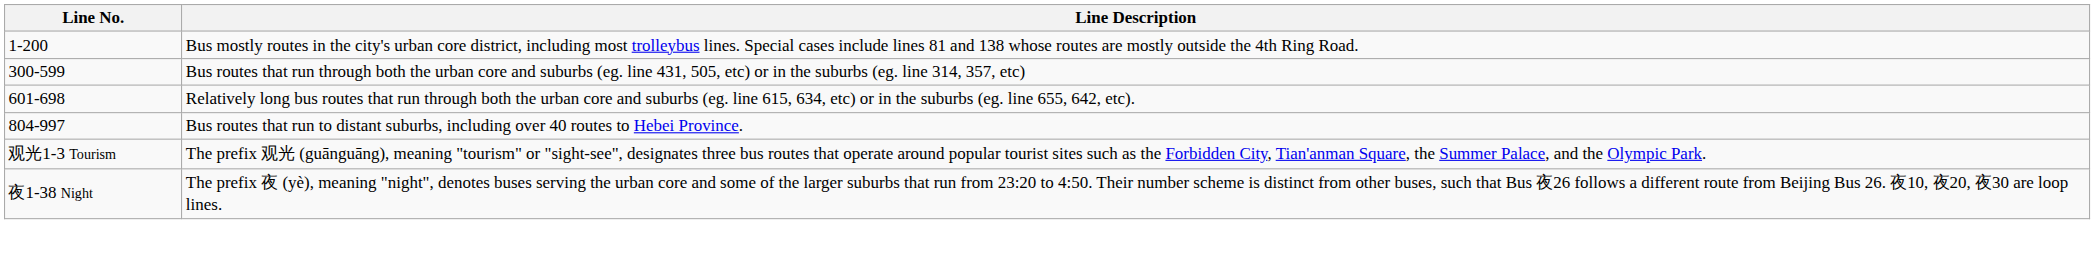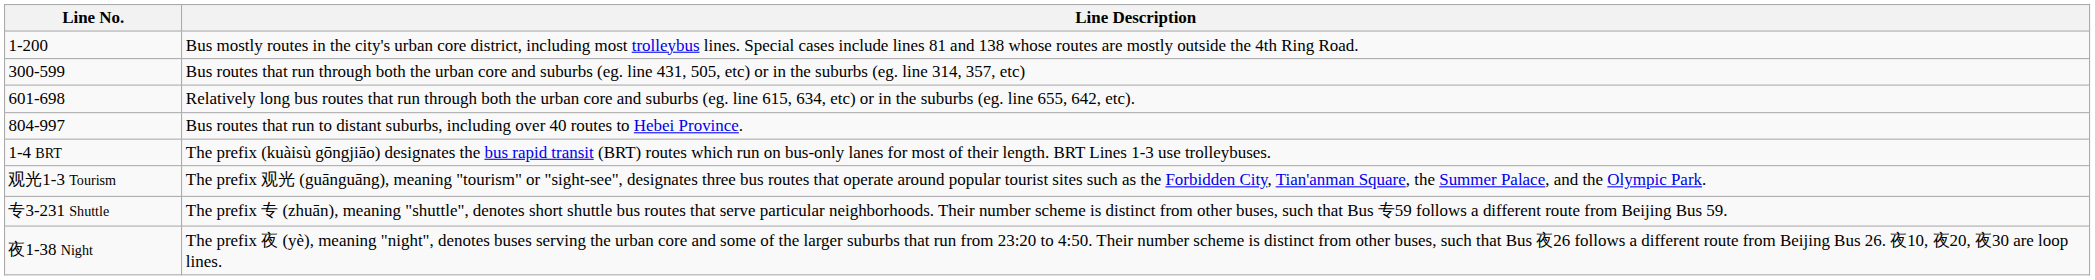+ row: (35, 152)
+ row: (59, 210)
